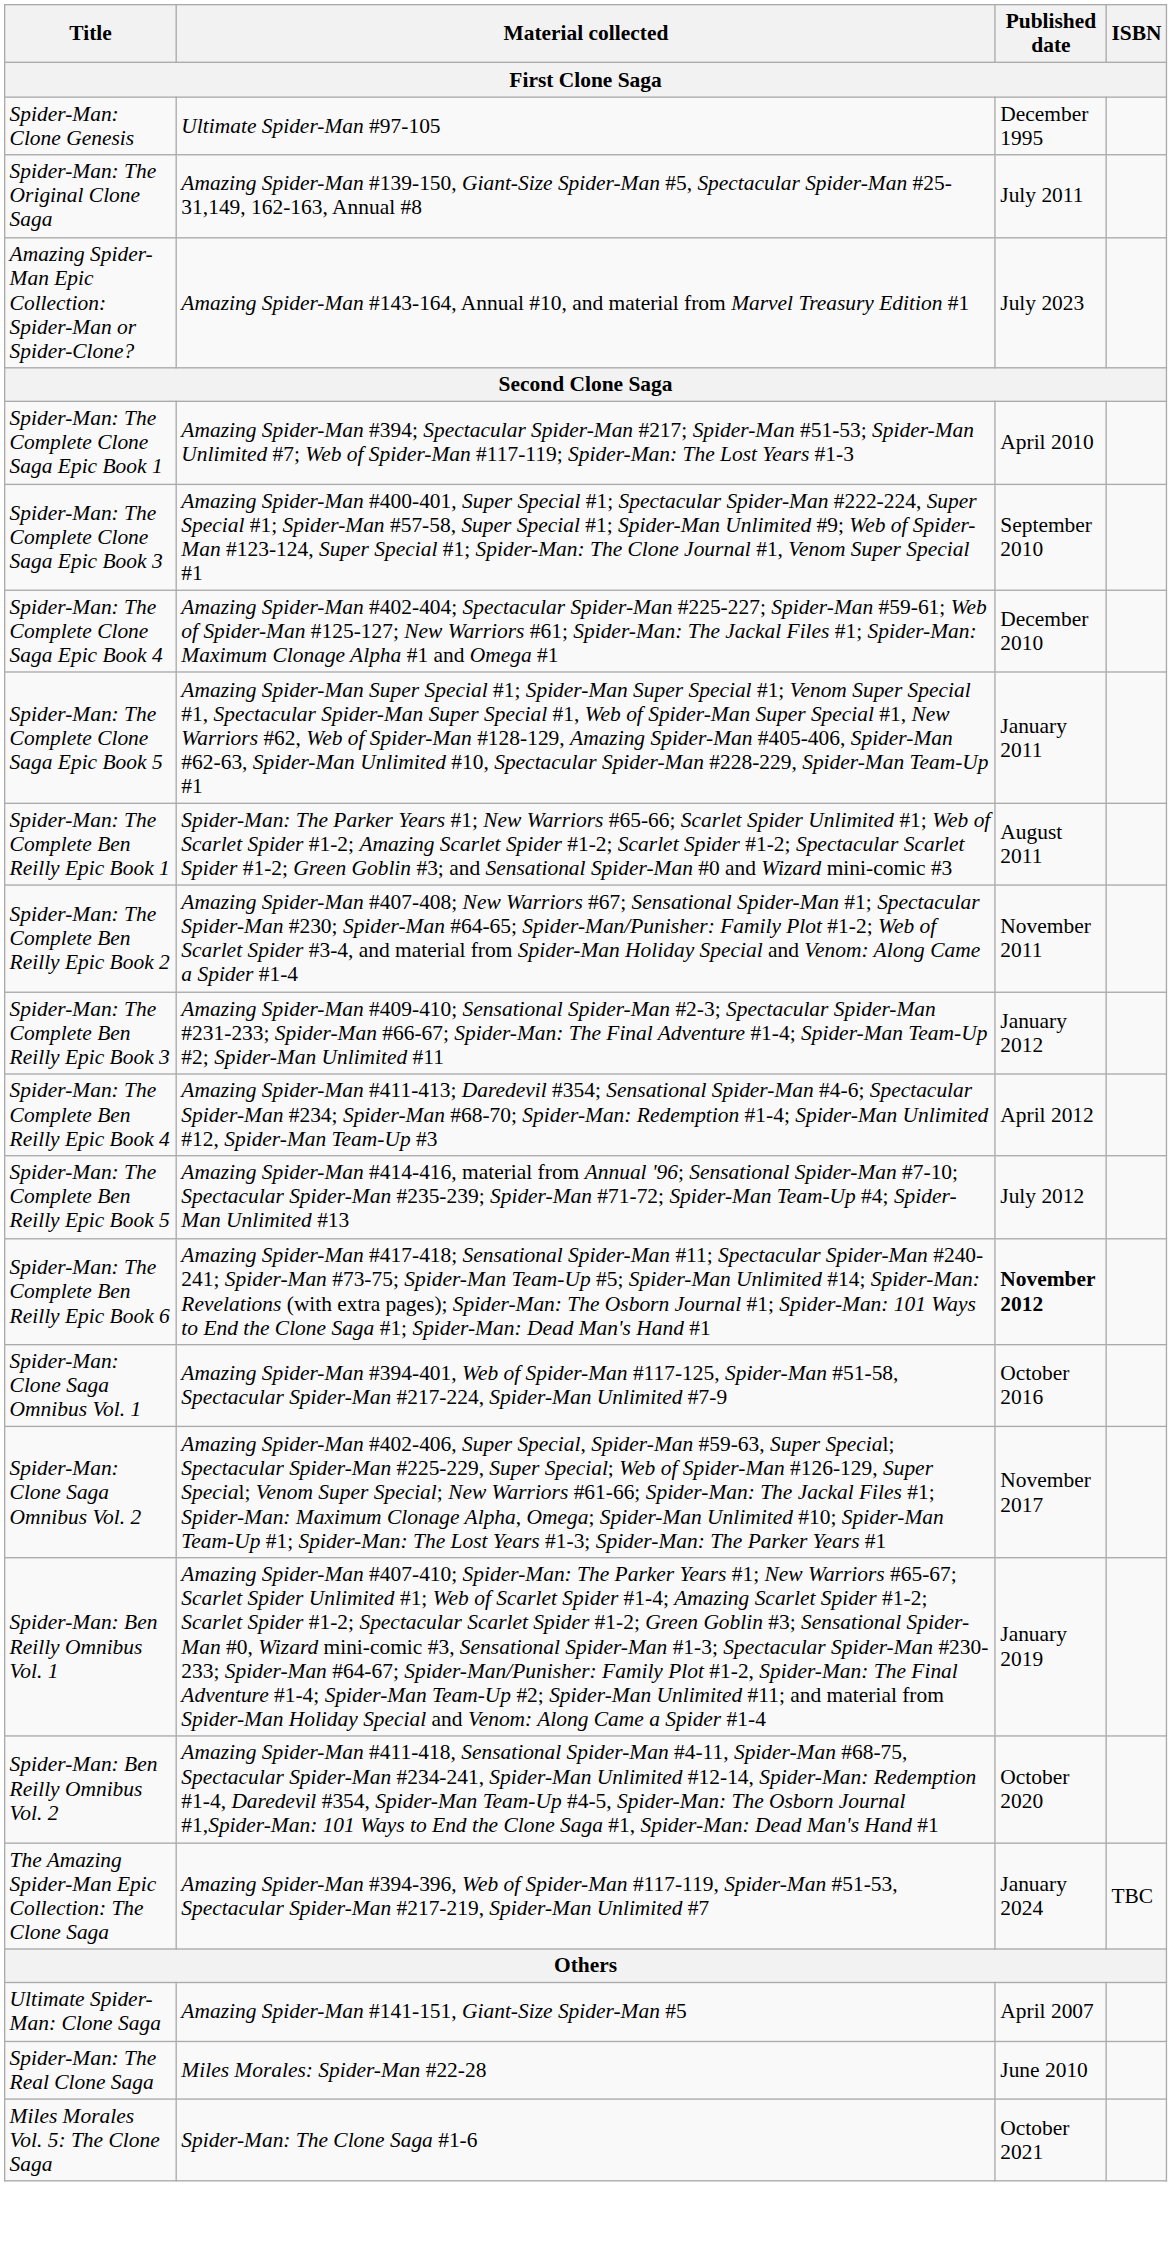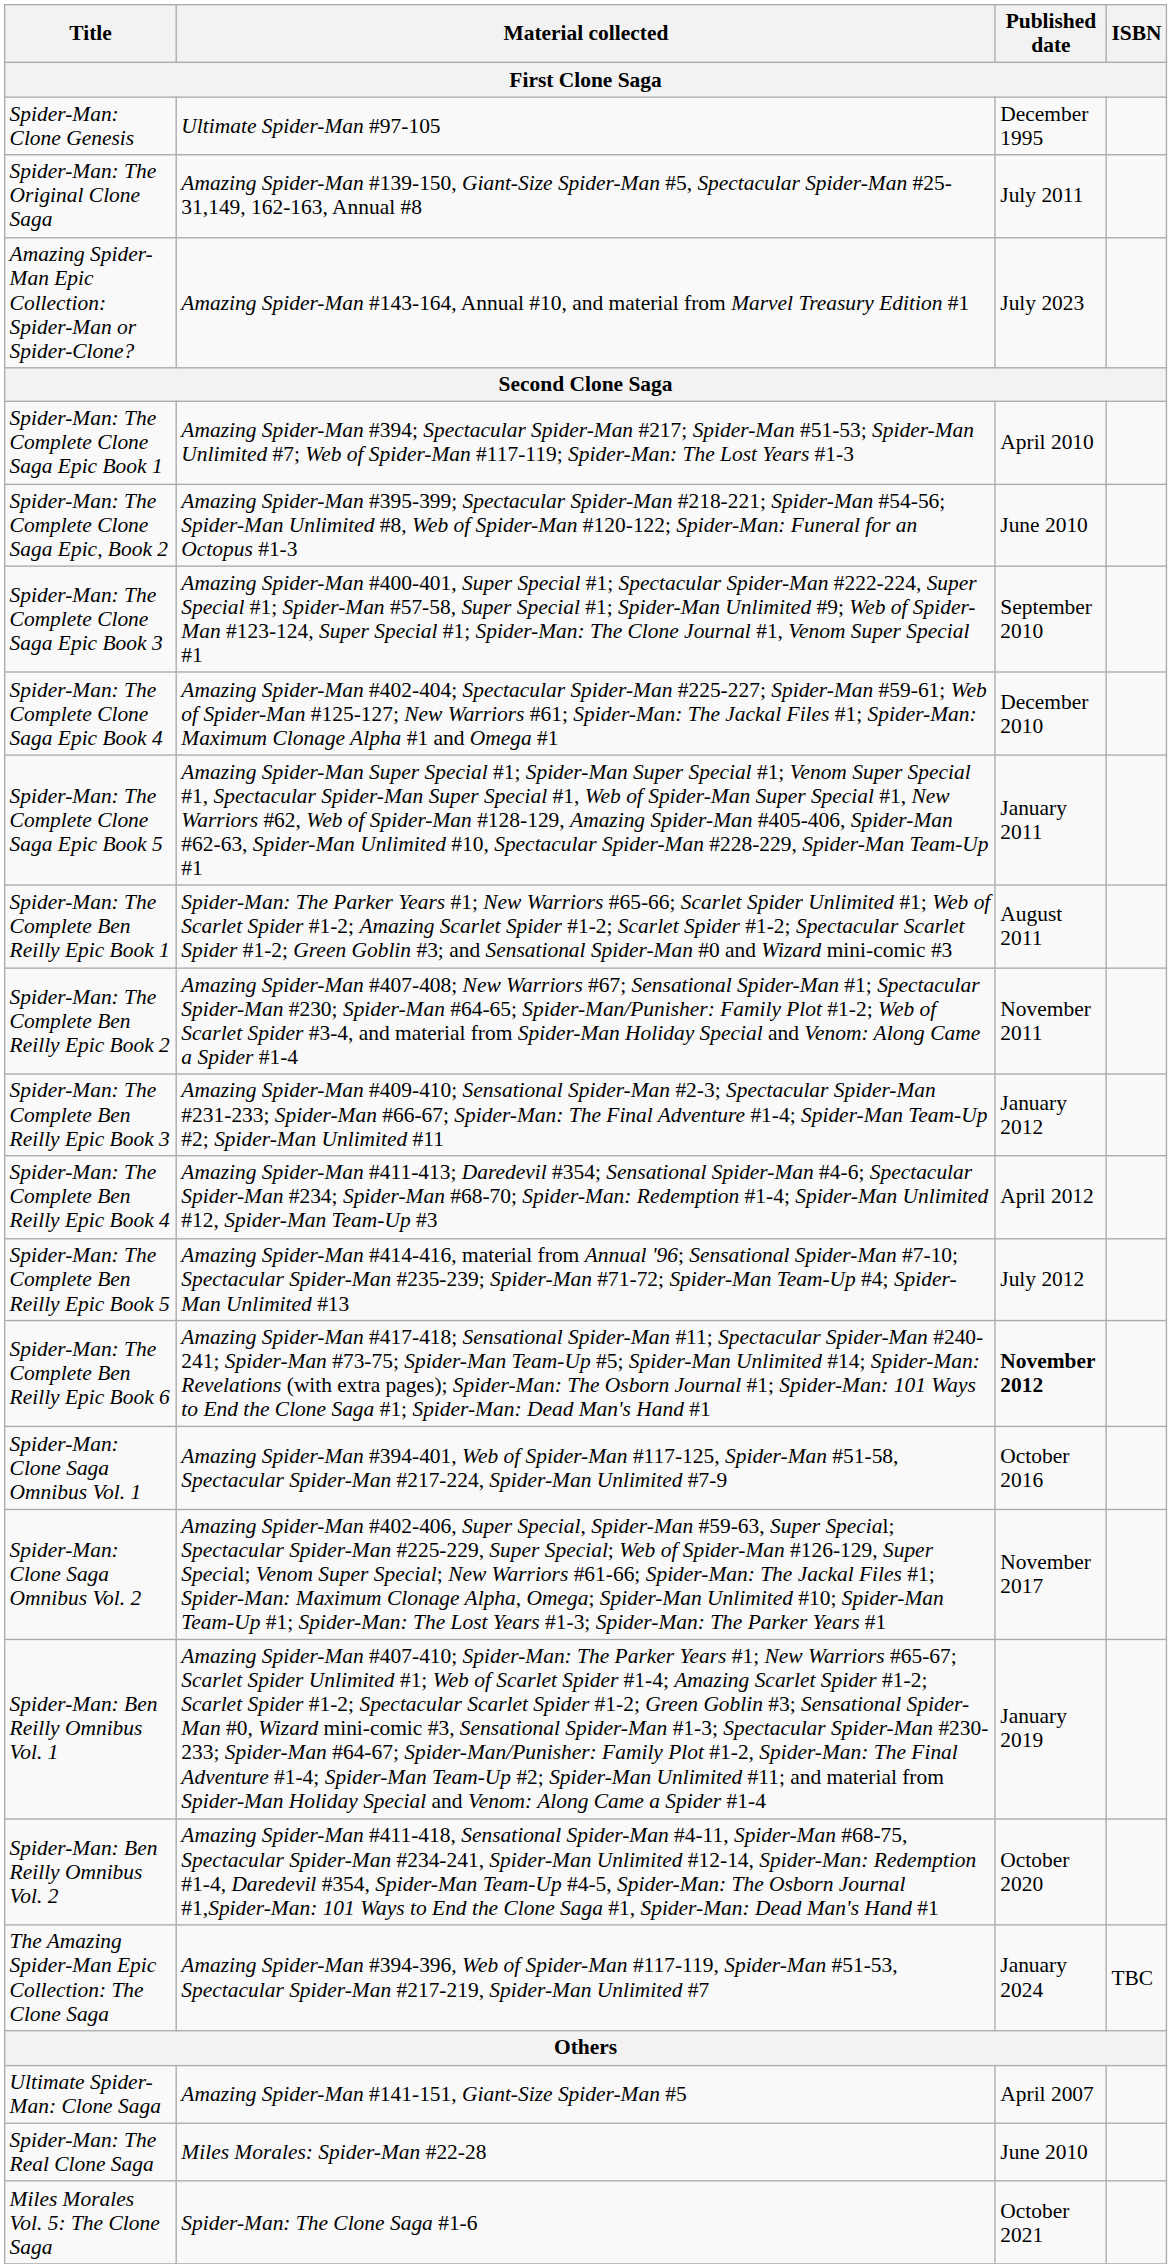+ row: (89, 524)
